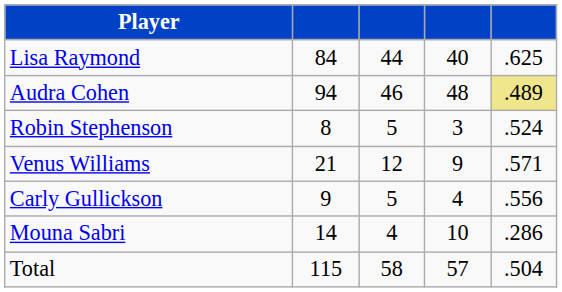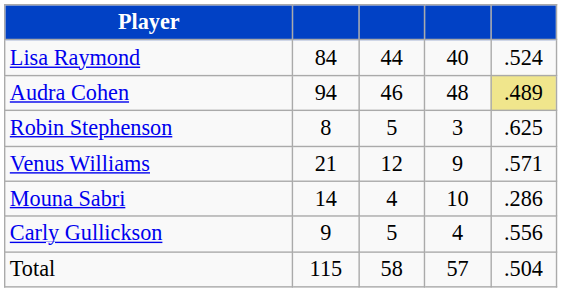(523, 57) .625 -> (523, 57) .524
(523, 127) .524 -> (523, 127) .625
rows swapped: (86, 198) <-> (68, 233)
